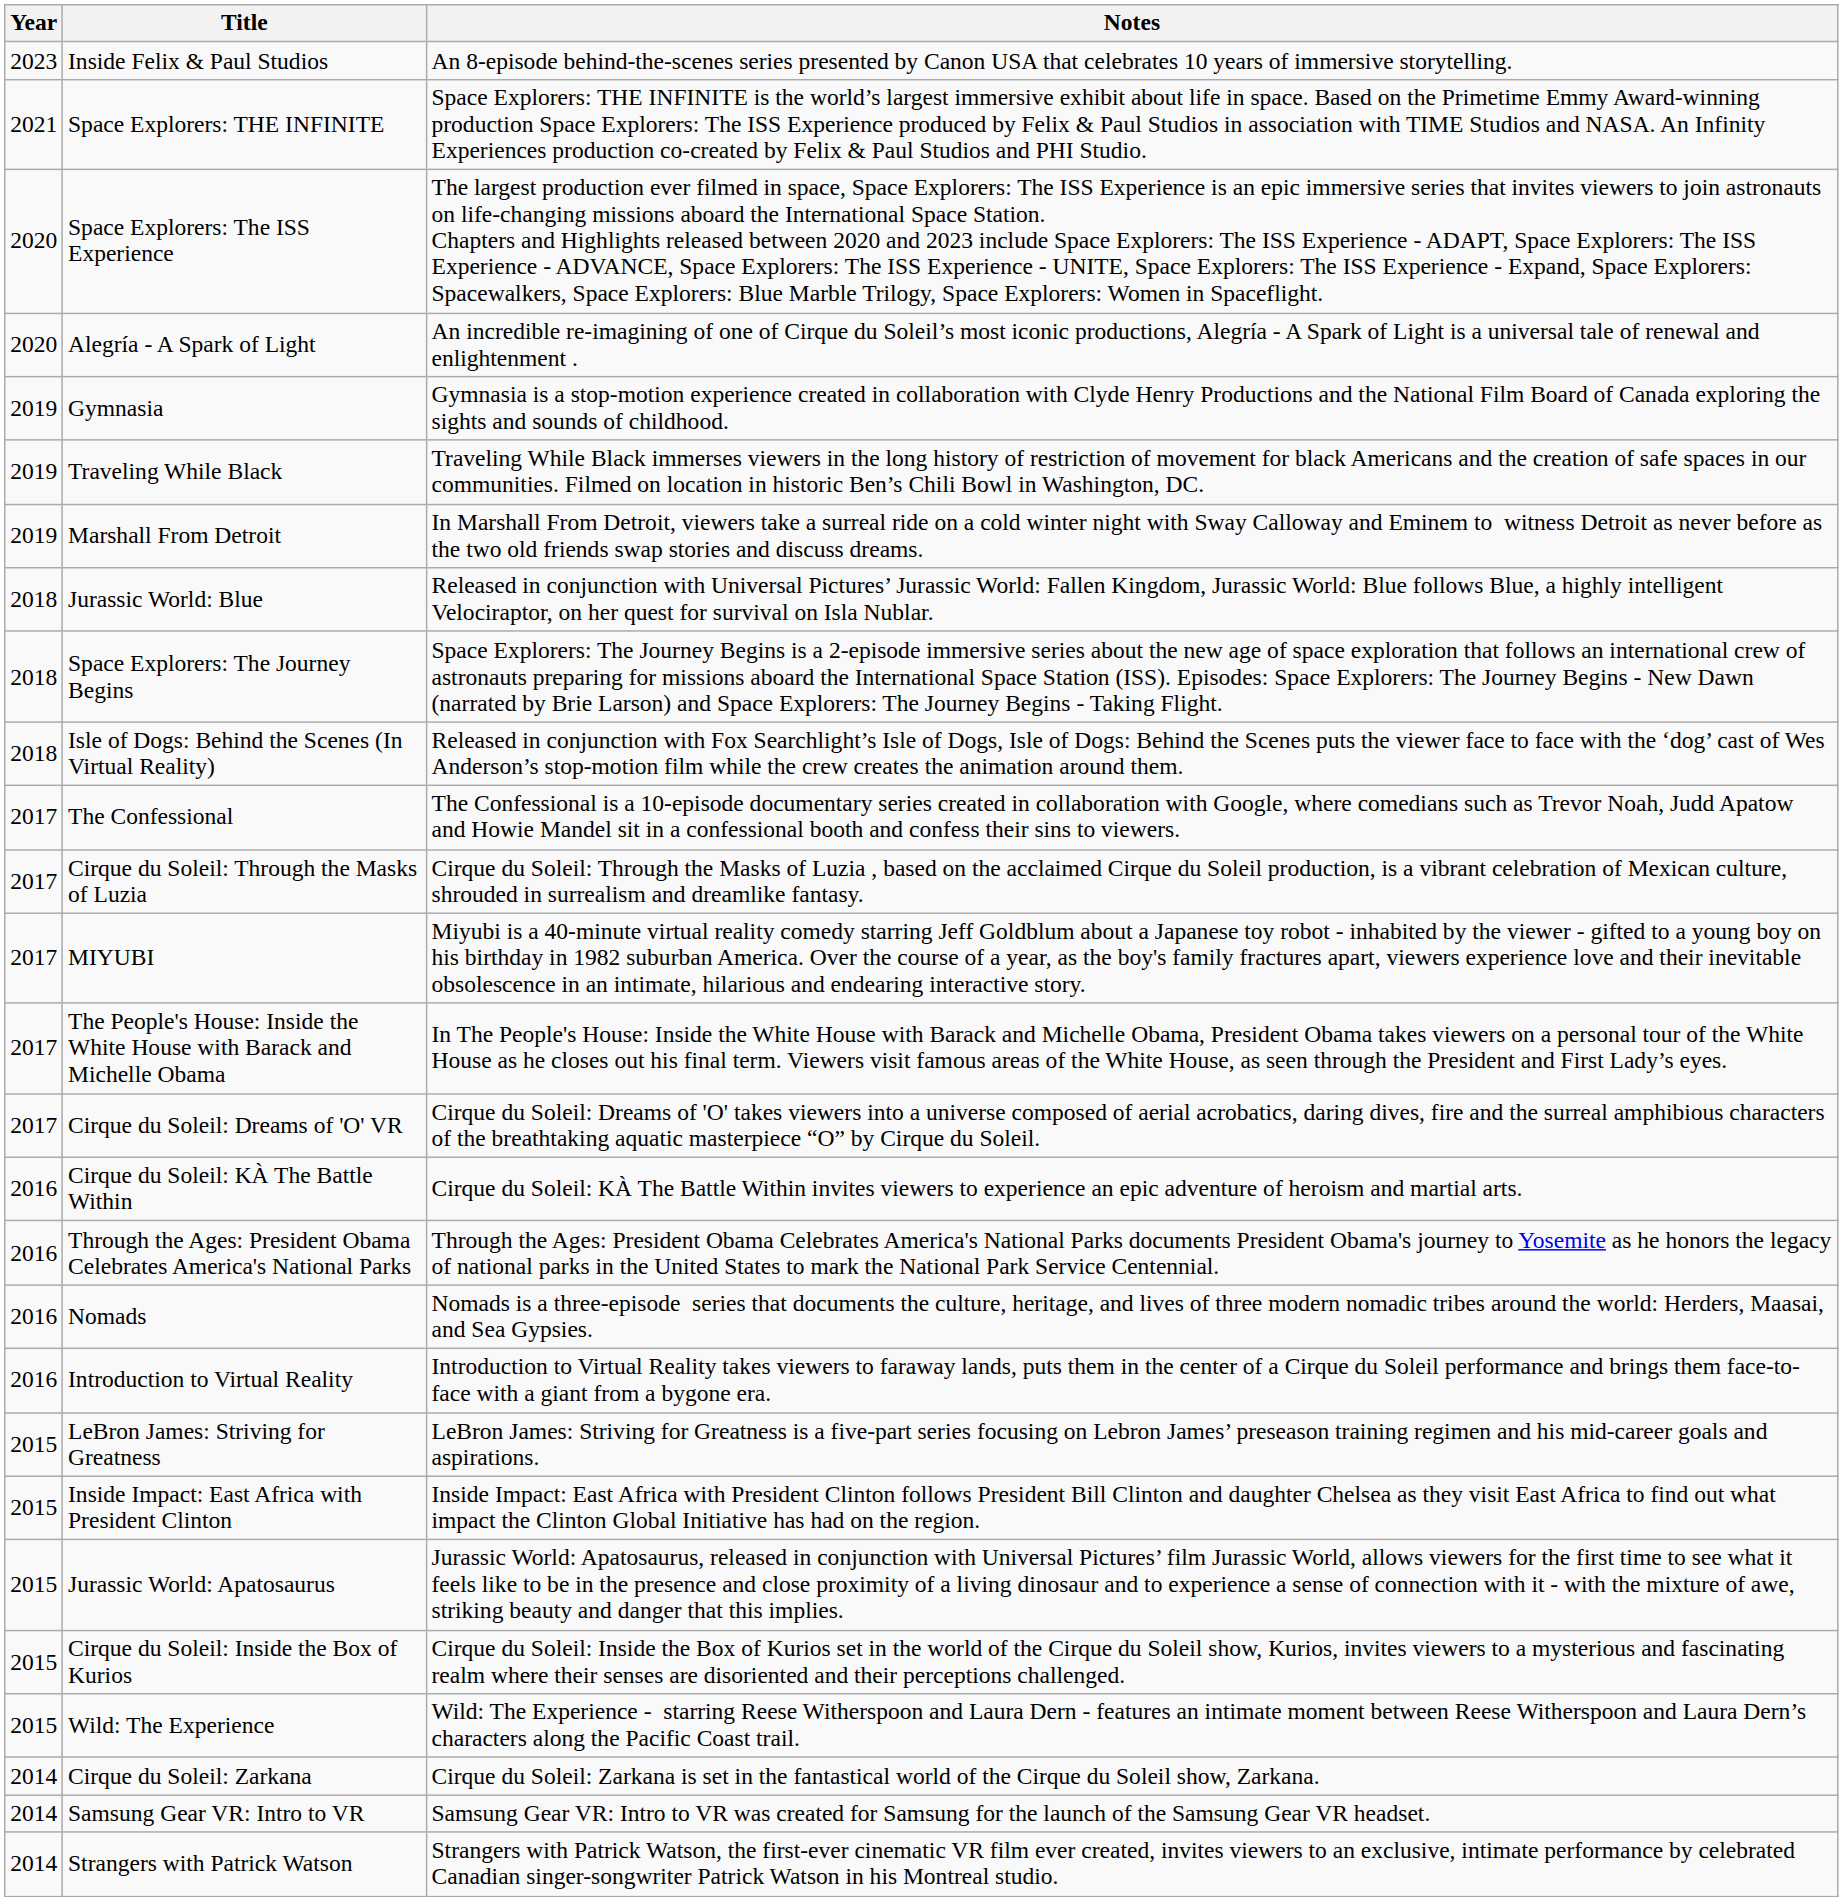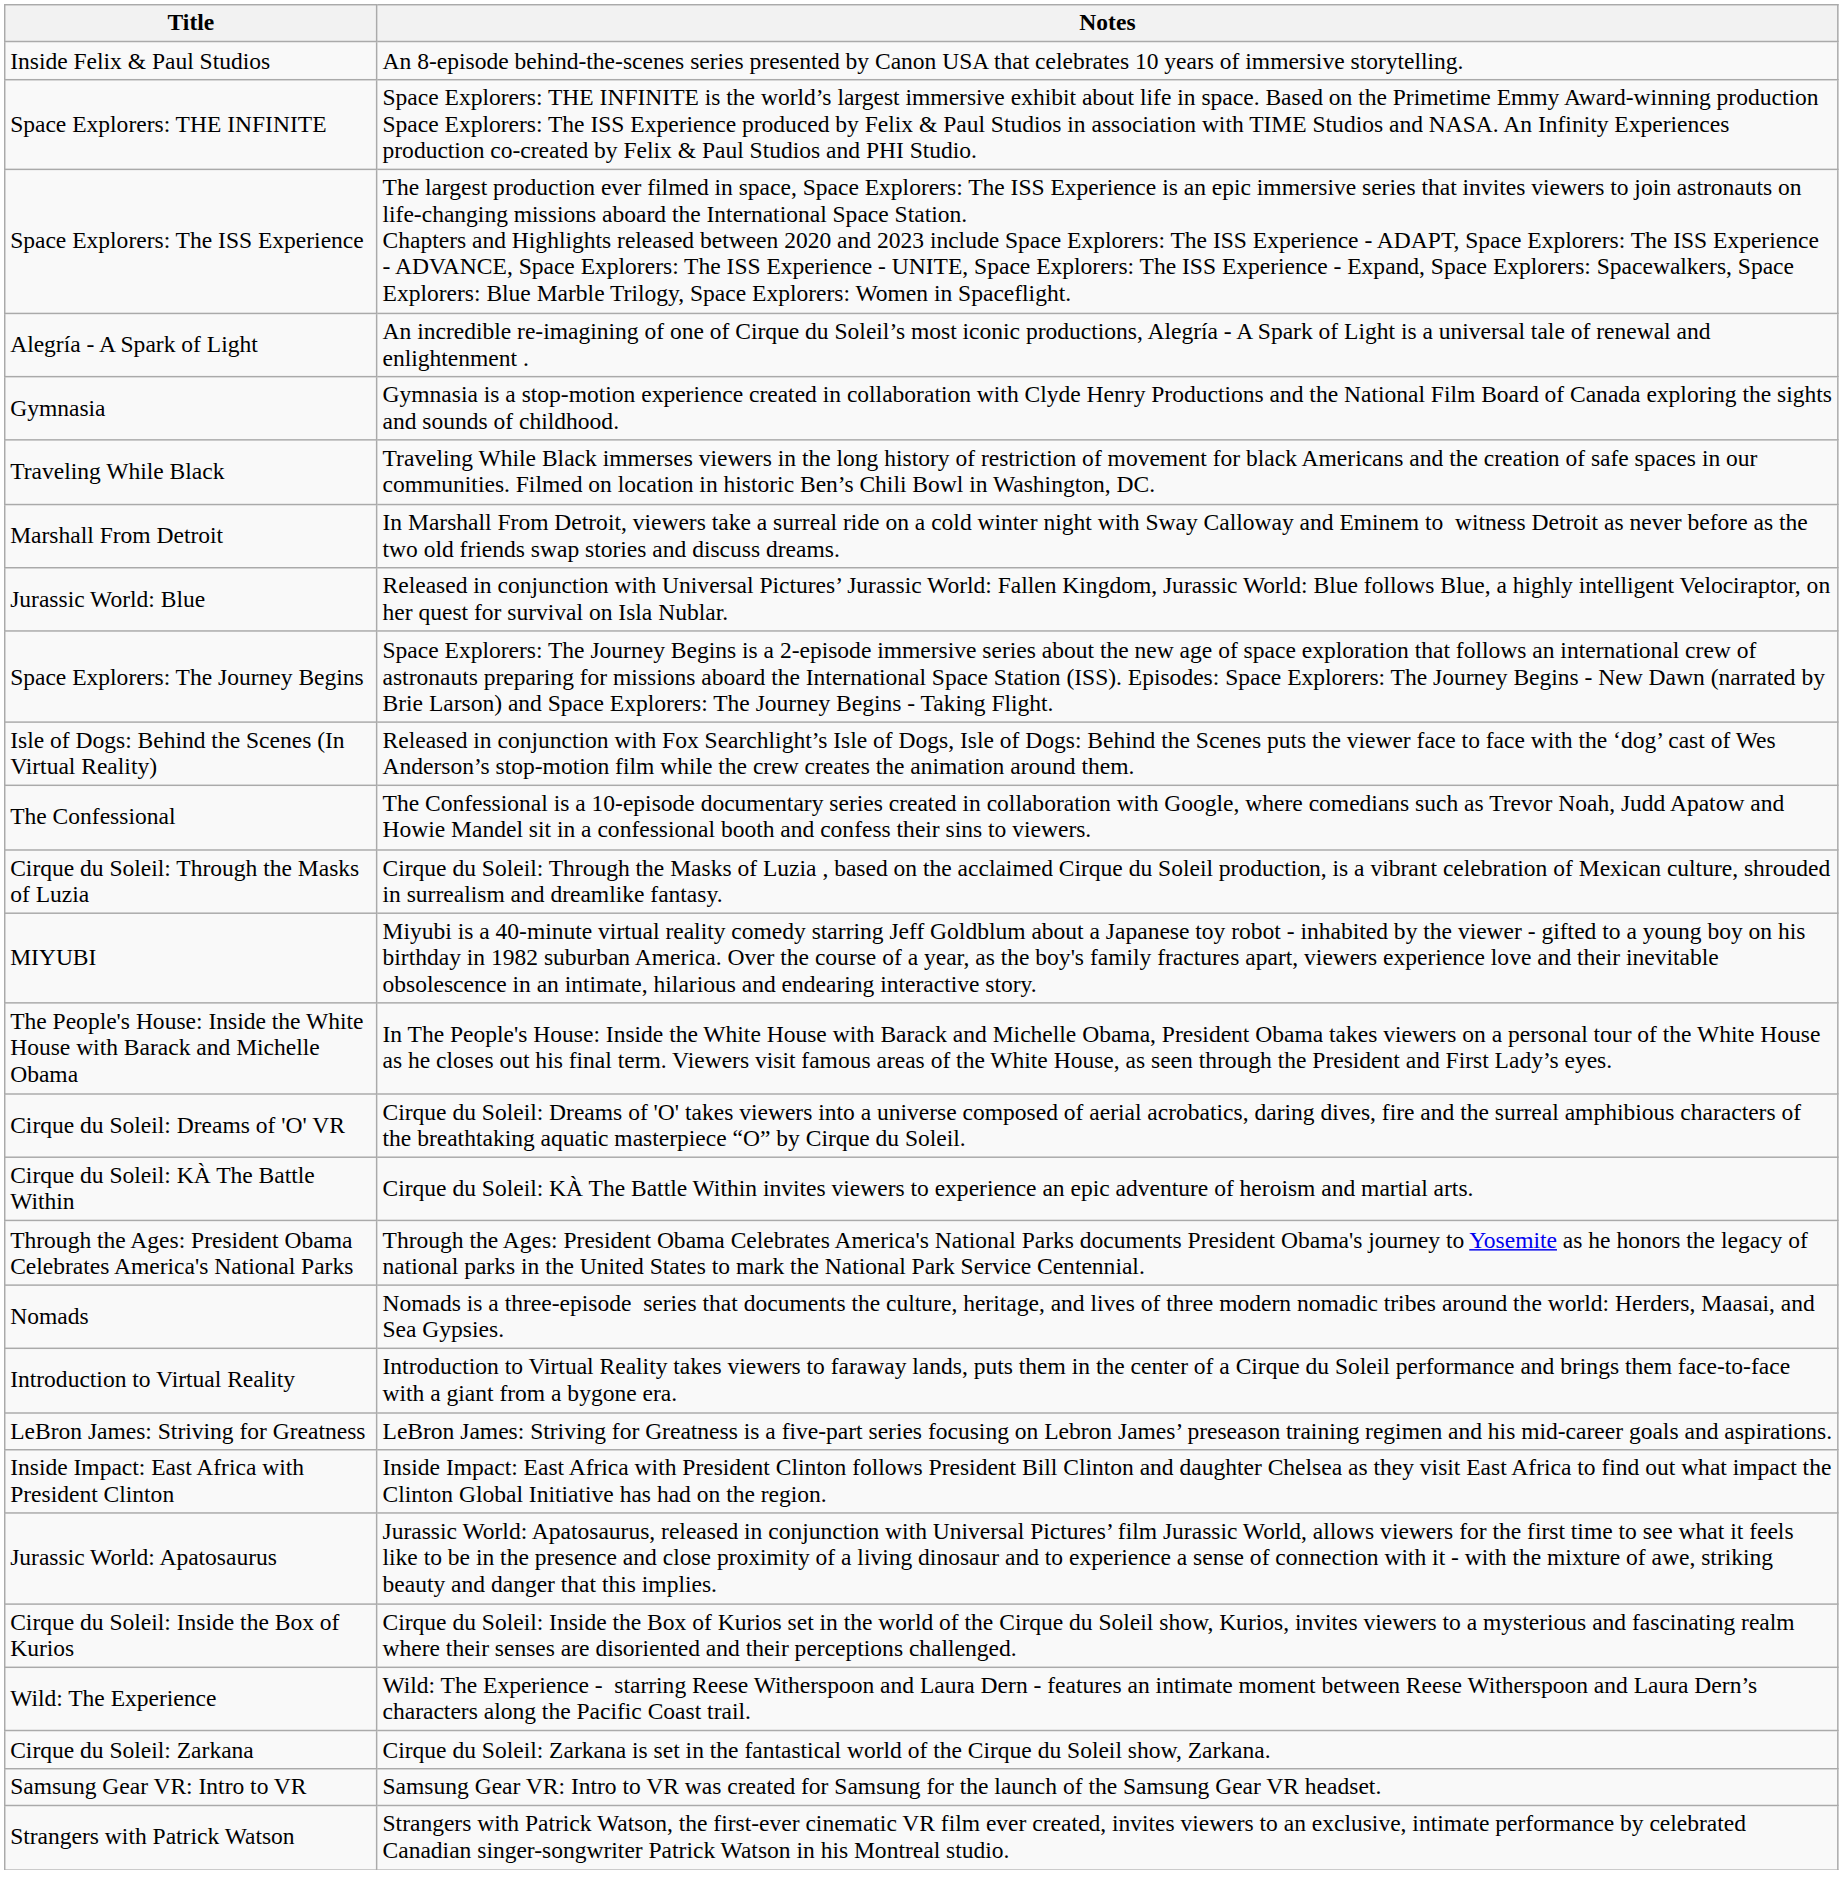- column: (34, 23)
